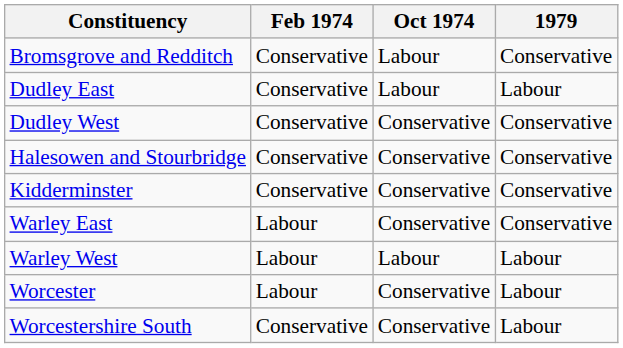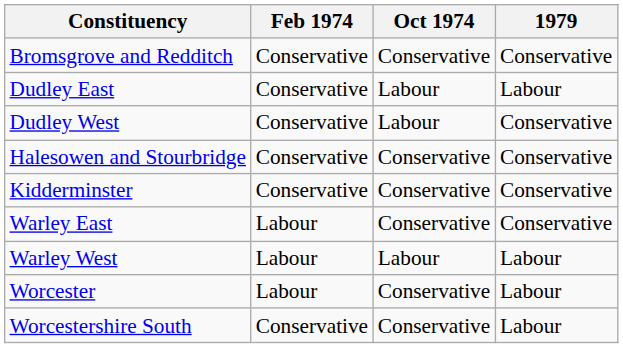(409, 55) Labour -> (434, 55) Conservative
(434, 122) Conservative -> (409, 122) Labour
